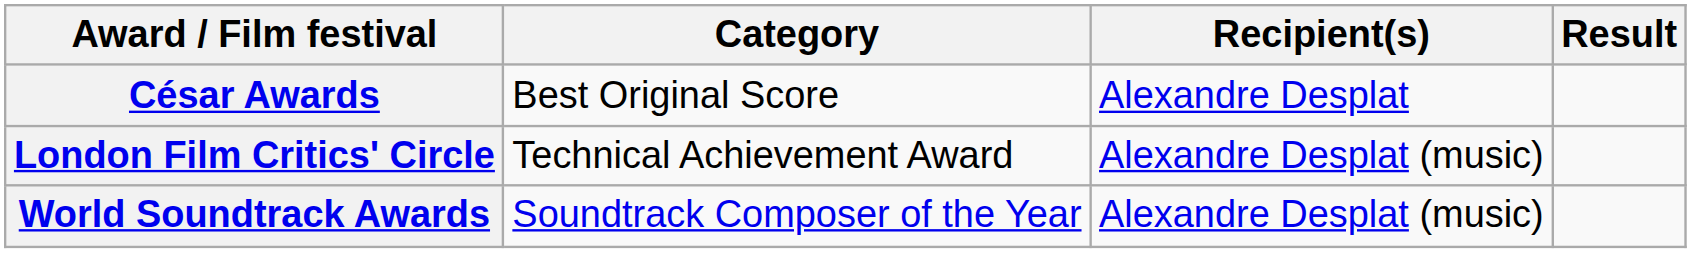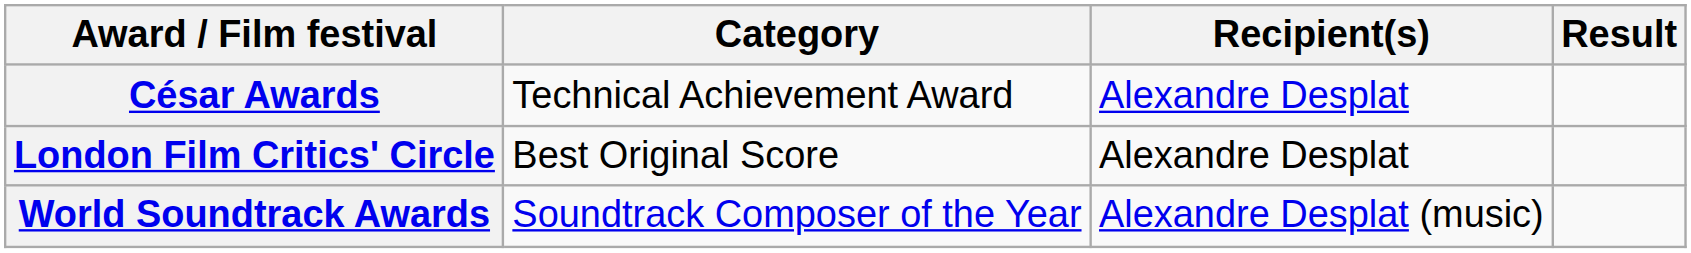(676, 94) Best Original Score -> (763, 94) Technical Achievement Award
(763, 154) Technical Achievement Award -> (676, 154) Best Original Score
(1321, 154) Alexandre Desplat (music) -> (1254, 154) Alexandre Desplat
